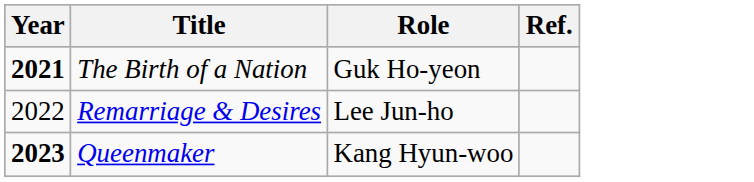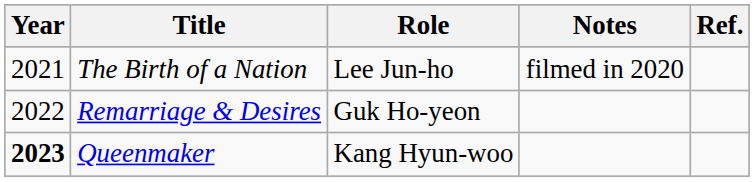+ column: (605, 25)
(38, 68) bold -> (38, 68) normal
(407, 68) Guk Ho-yeon -> (394, 68) Lee Jun-ho
(394, 111) Lee Jun-ho -> (407, 111) Guk Ho-yeon
